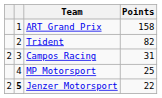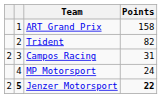(149, 72) 25 -> (149, 72) 24
(149, 86) normal -> (149, 86) bold
